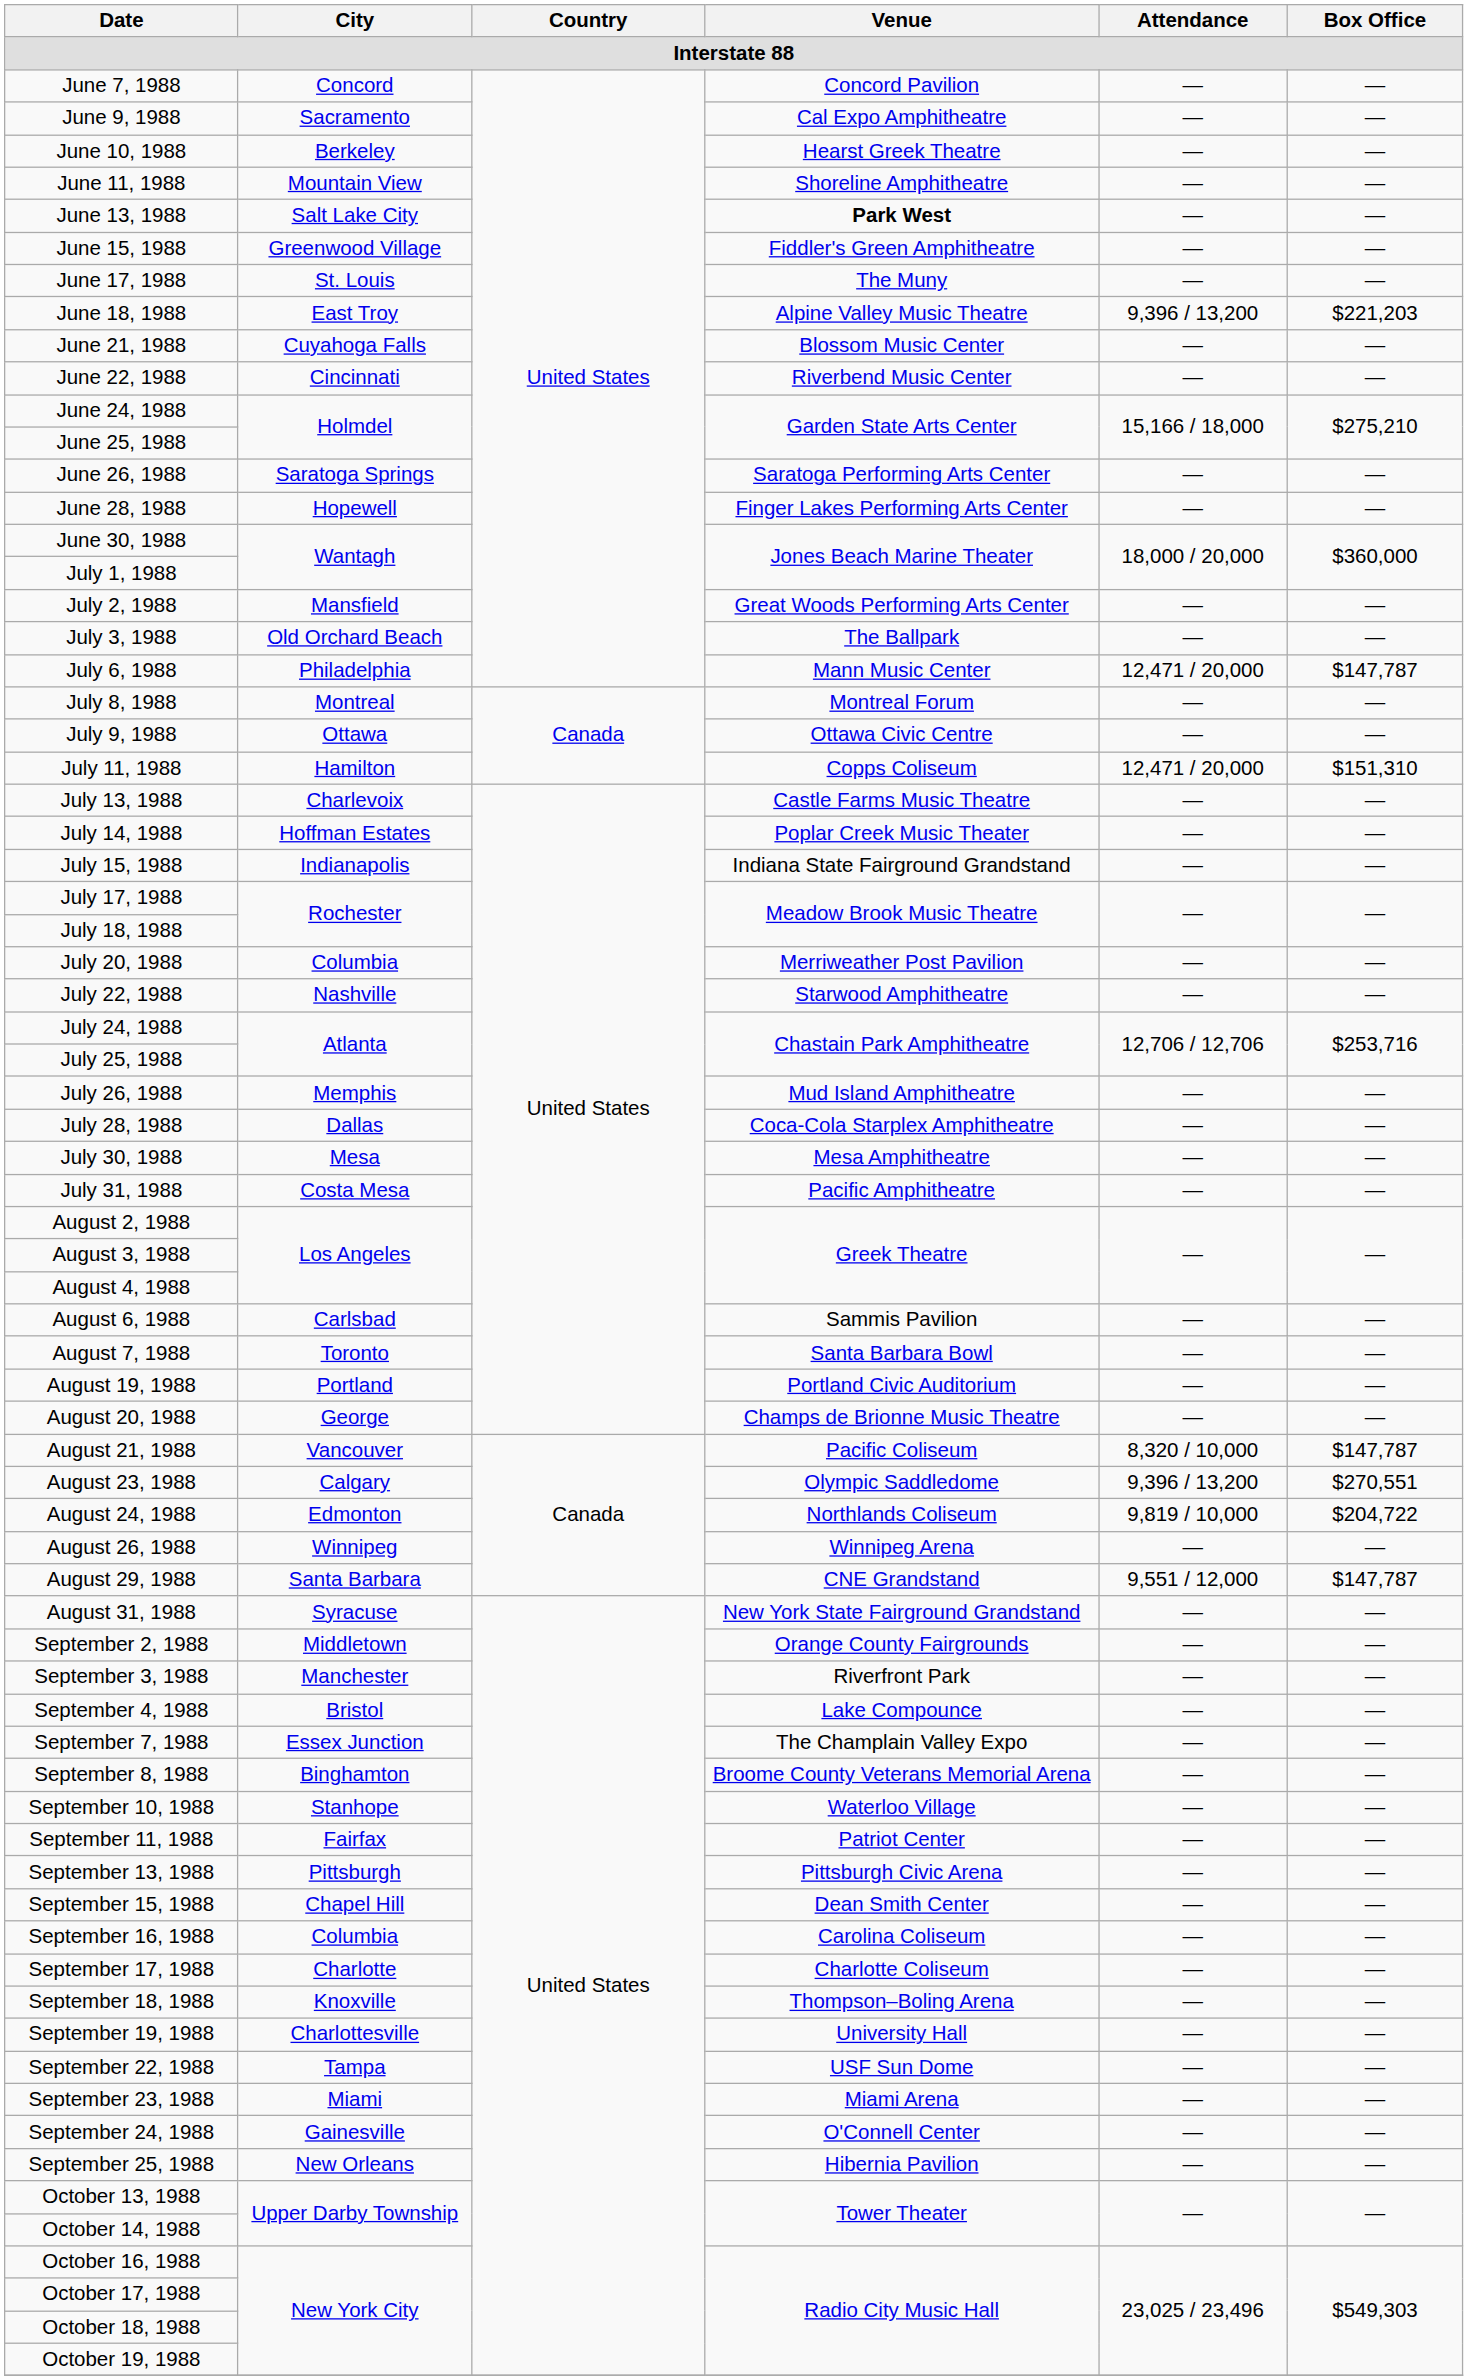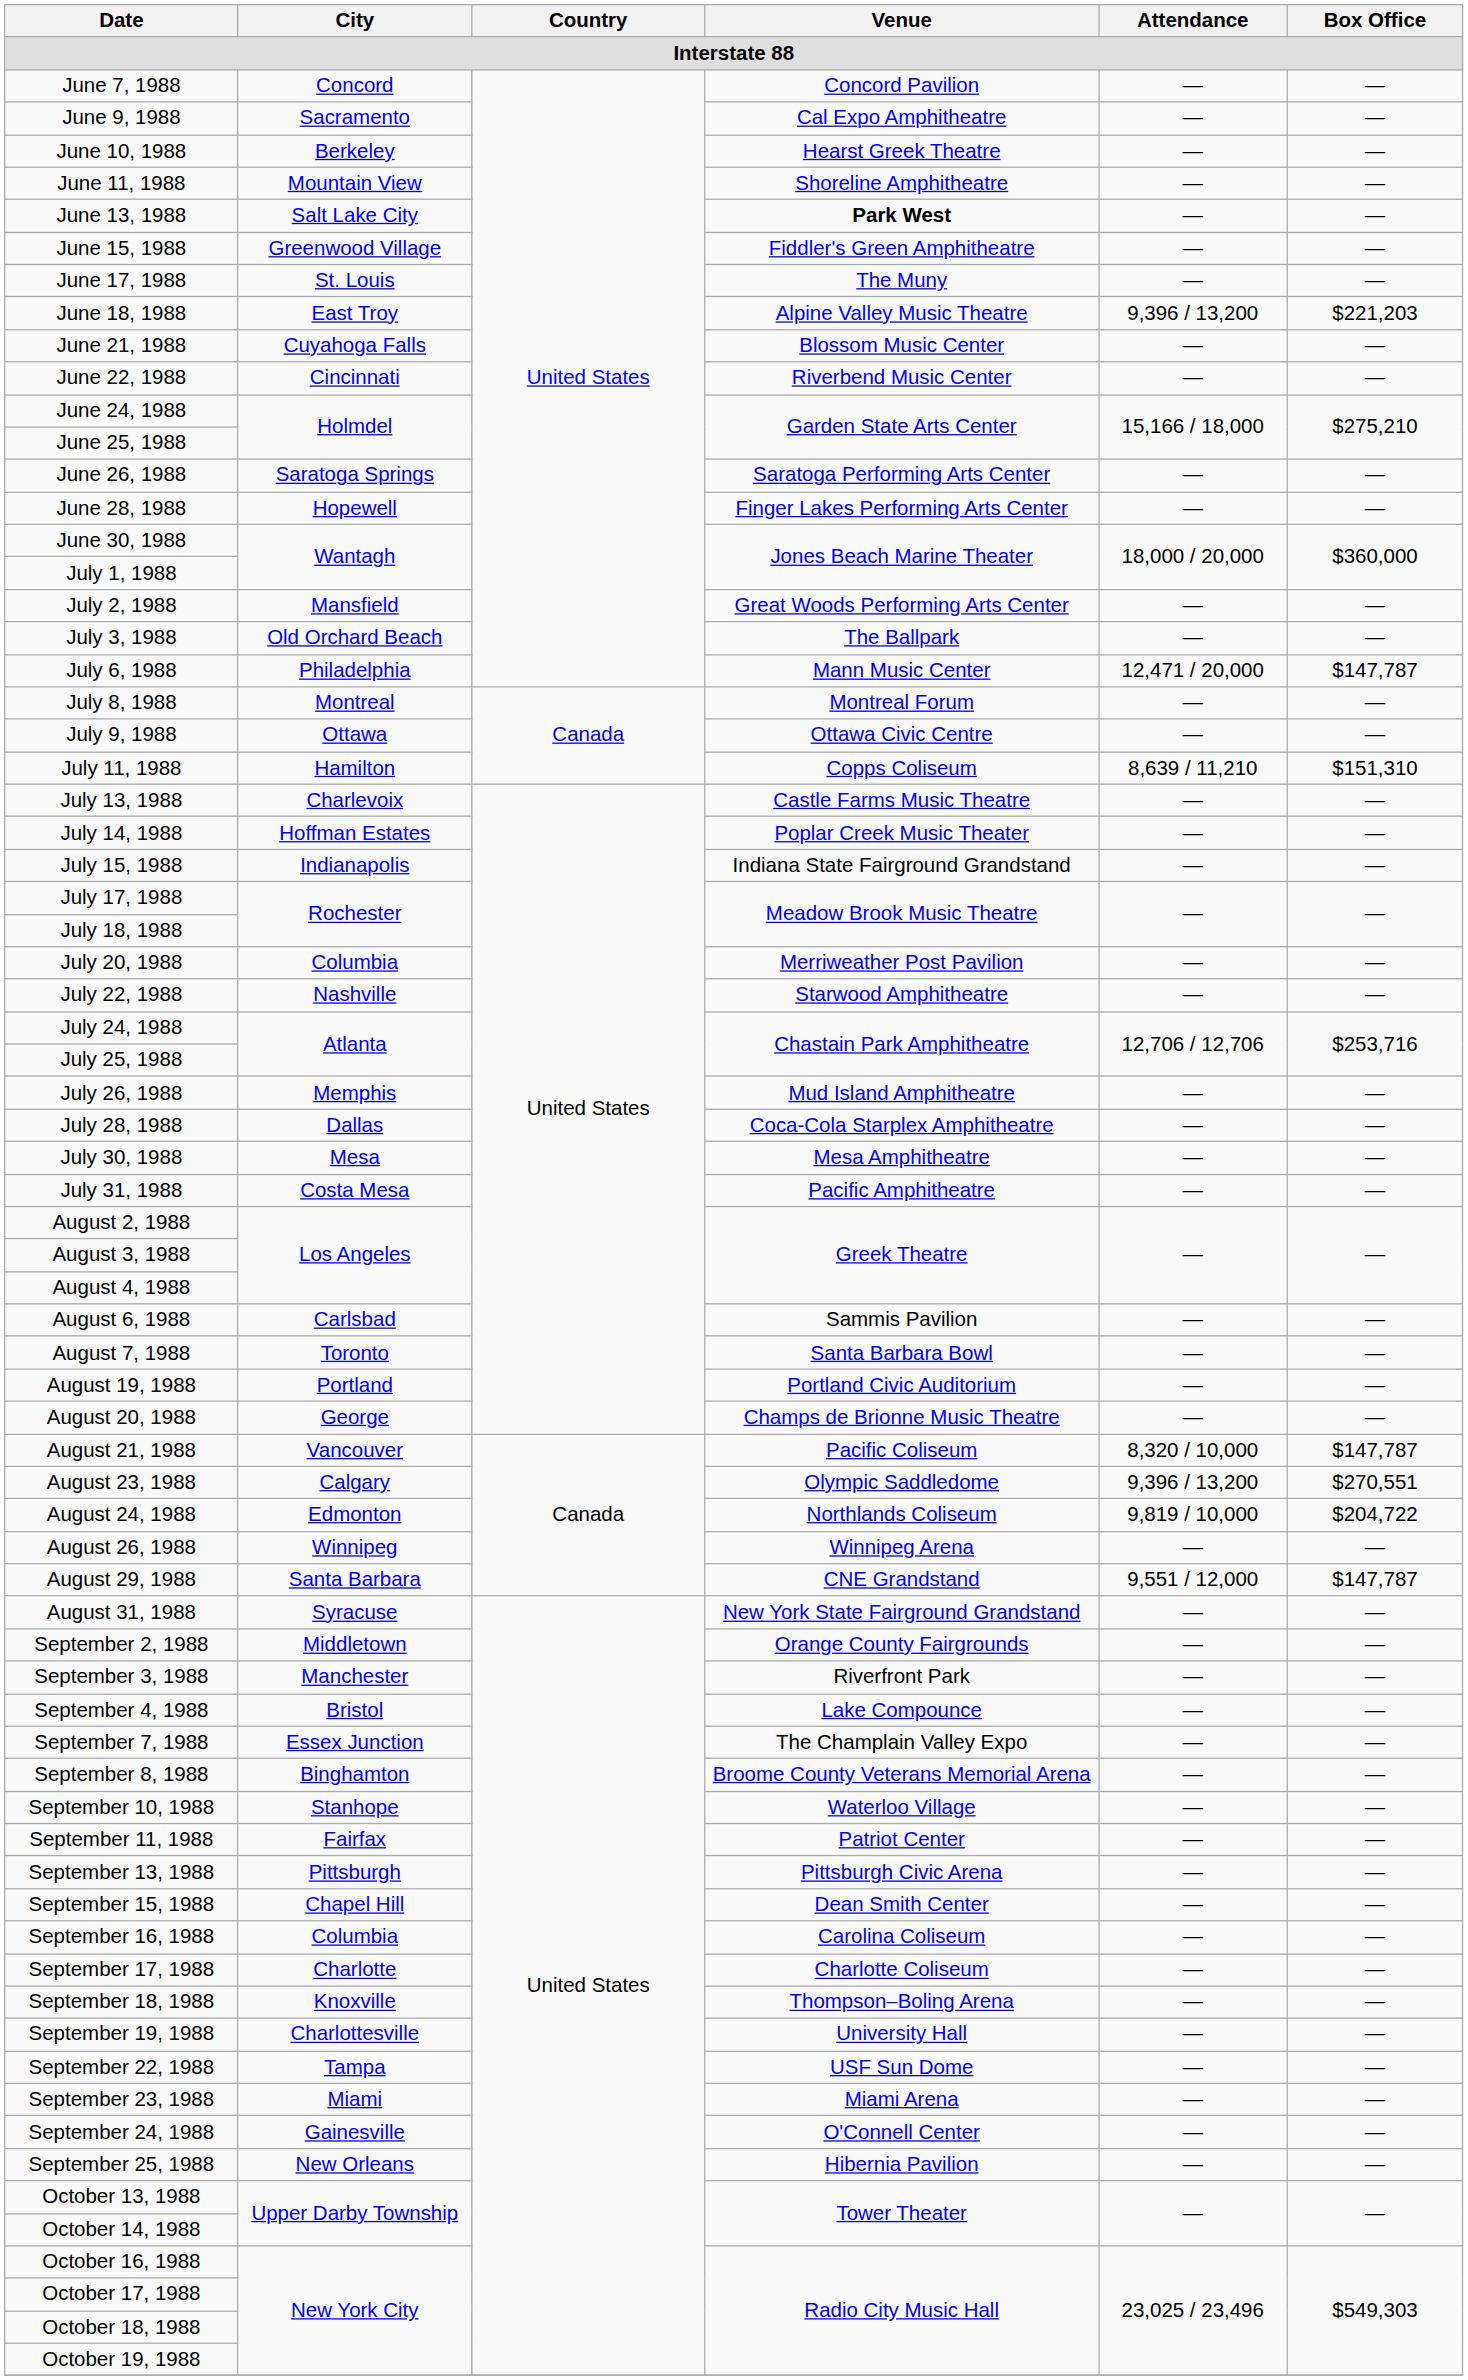(1193, 767) 12,471 / 20,000 -> (1193, 767) 8,639 / 11,210
